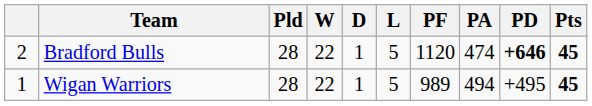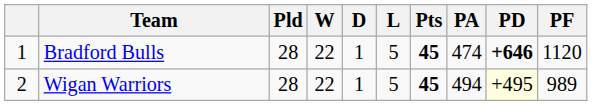columns swapped: (435, 20) <-> (568, 20)
(22, 52) 2 -> (22, 52) 1
(22, 84) 1 -> (22, 84) 2
(525, 84) no background -> (512, 84) lightyellow background
